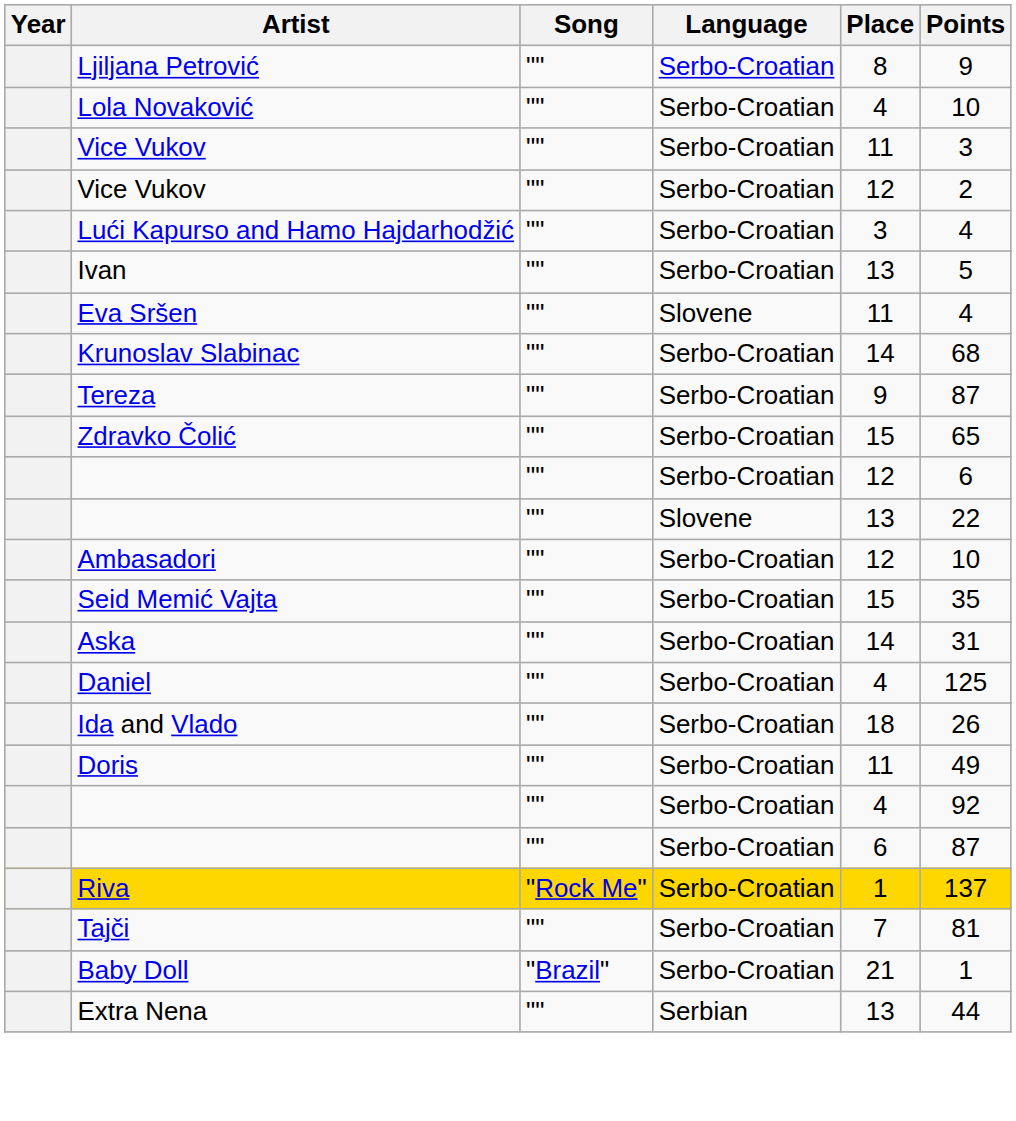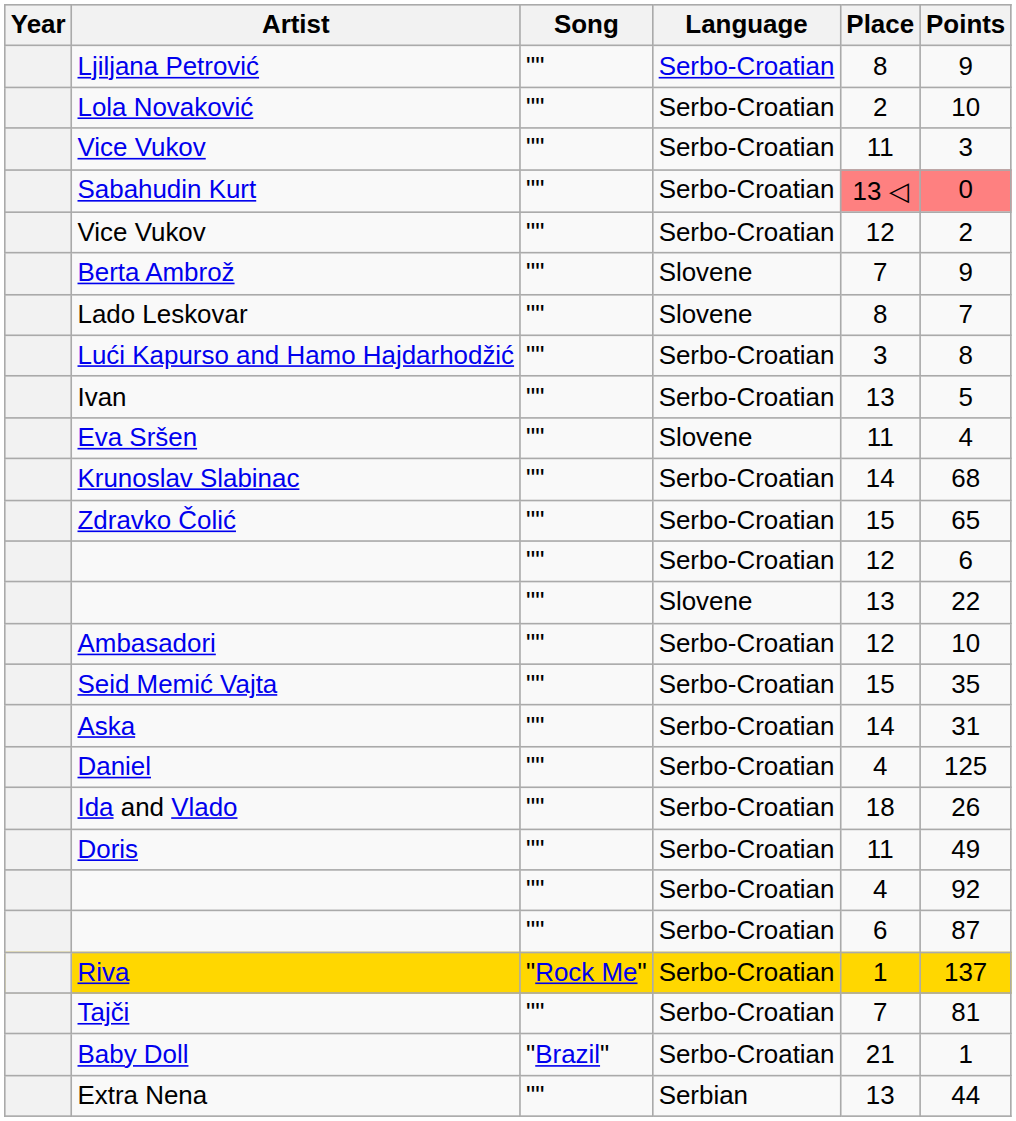(880, 107) 4 -> (880, 107) 2
+ row: (167, 190)
+ row: (156, 273)
+ row: (163, 314)
(966, 230) 4 -> (966, 355) 8
- row: (116, 395)
